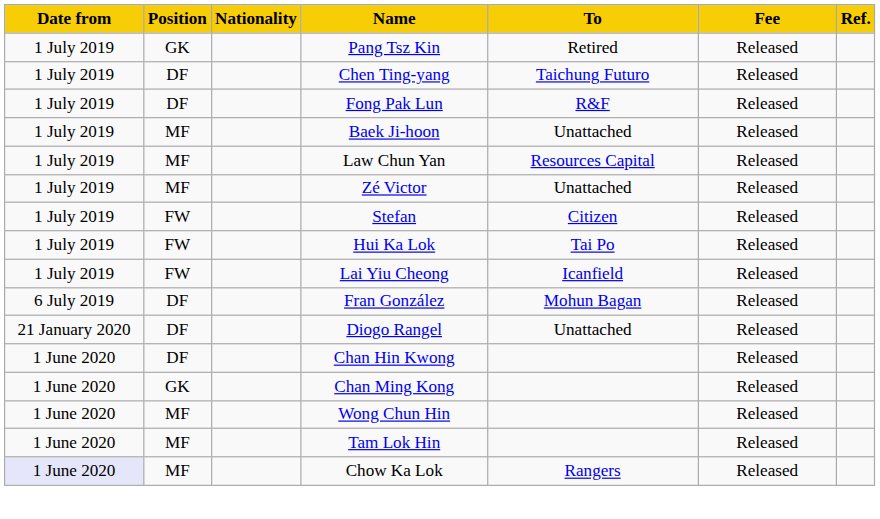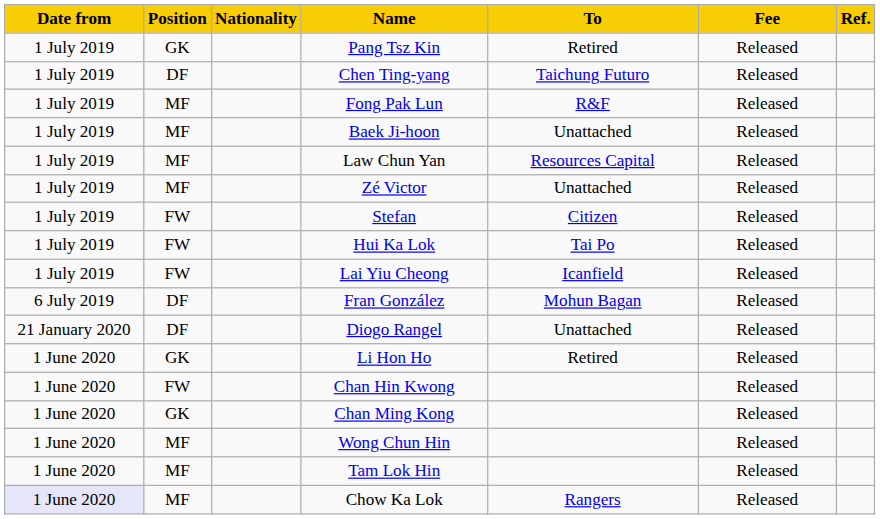(177, 103) DF -> (177, 103) MF
+ row: (394, 358)
(177, 358) DF -> (177, 386) FW
